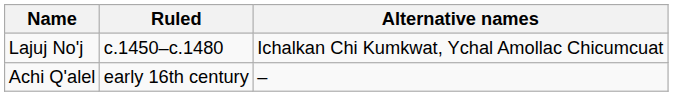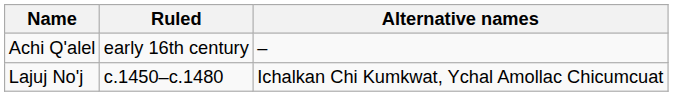rows swapped: (46, 47) <-> (52, 76)
